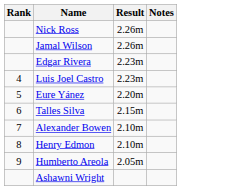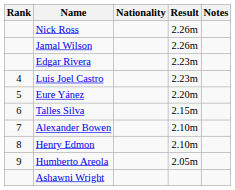+ column: (141, 12)
